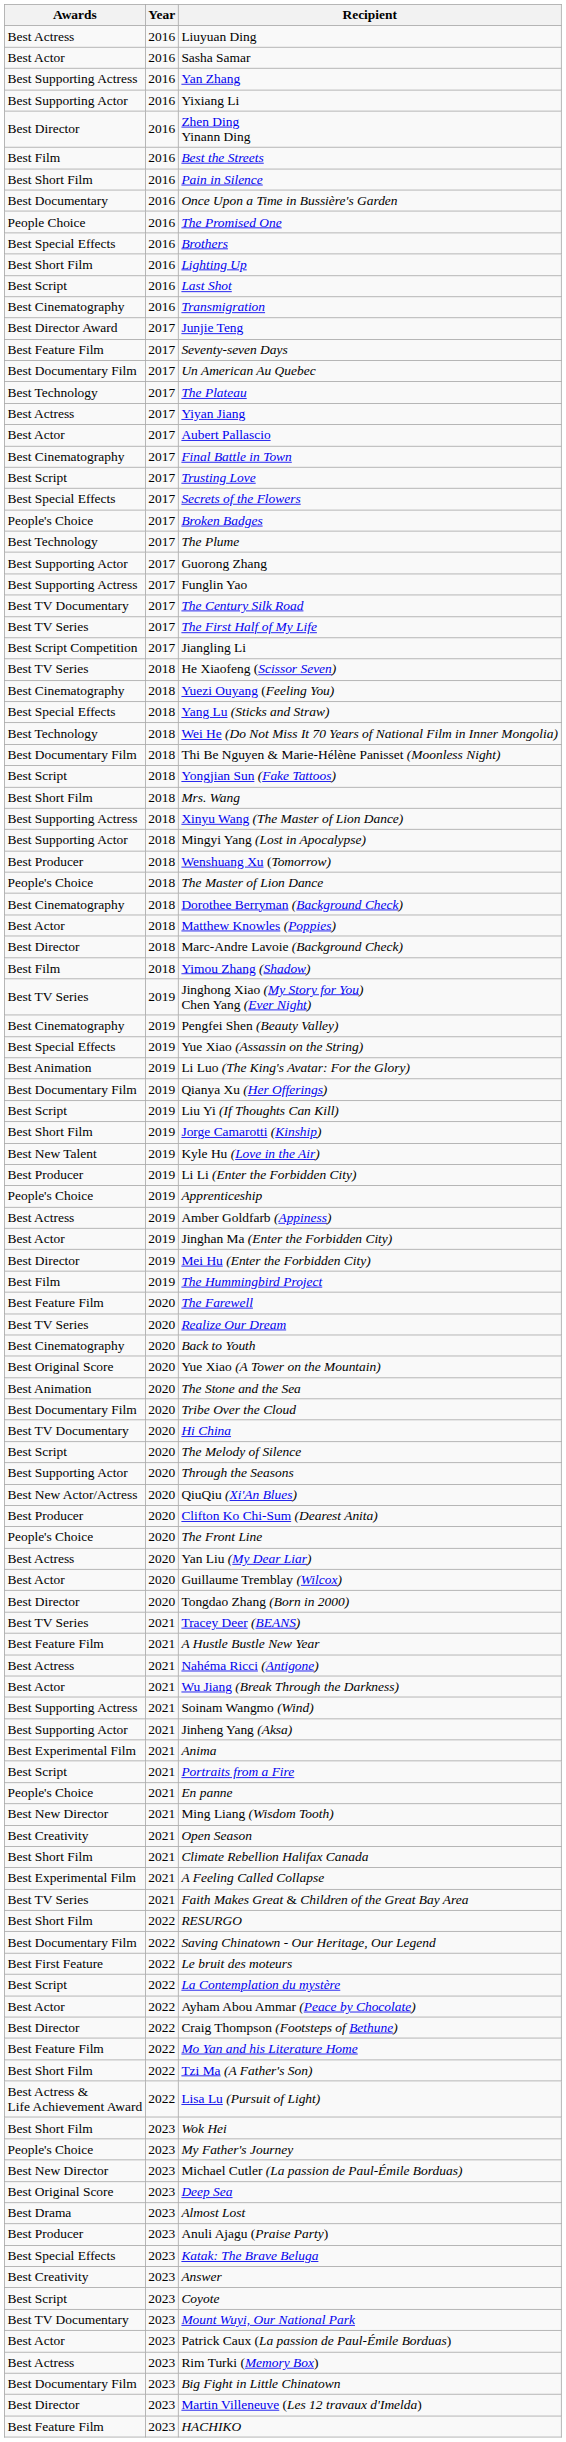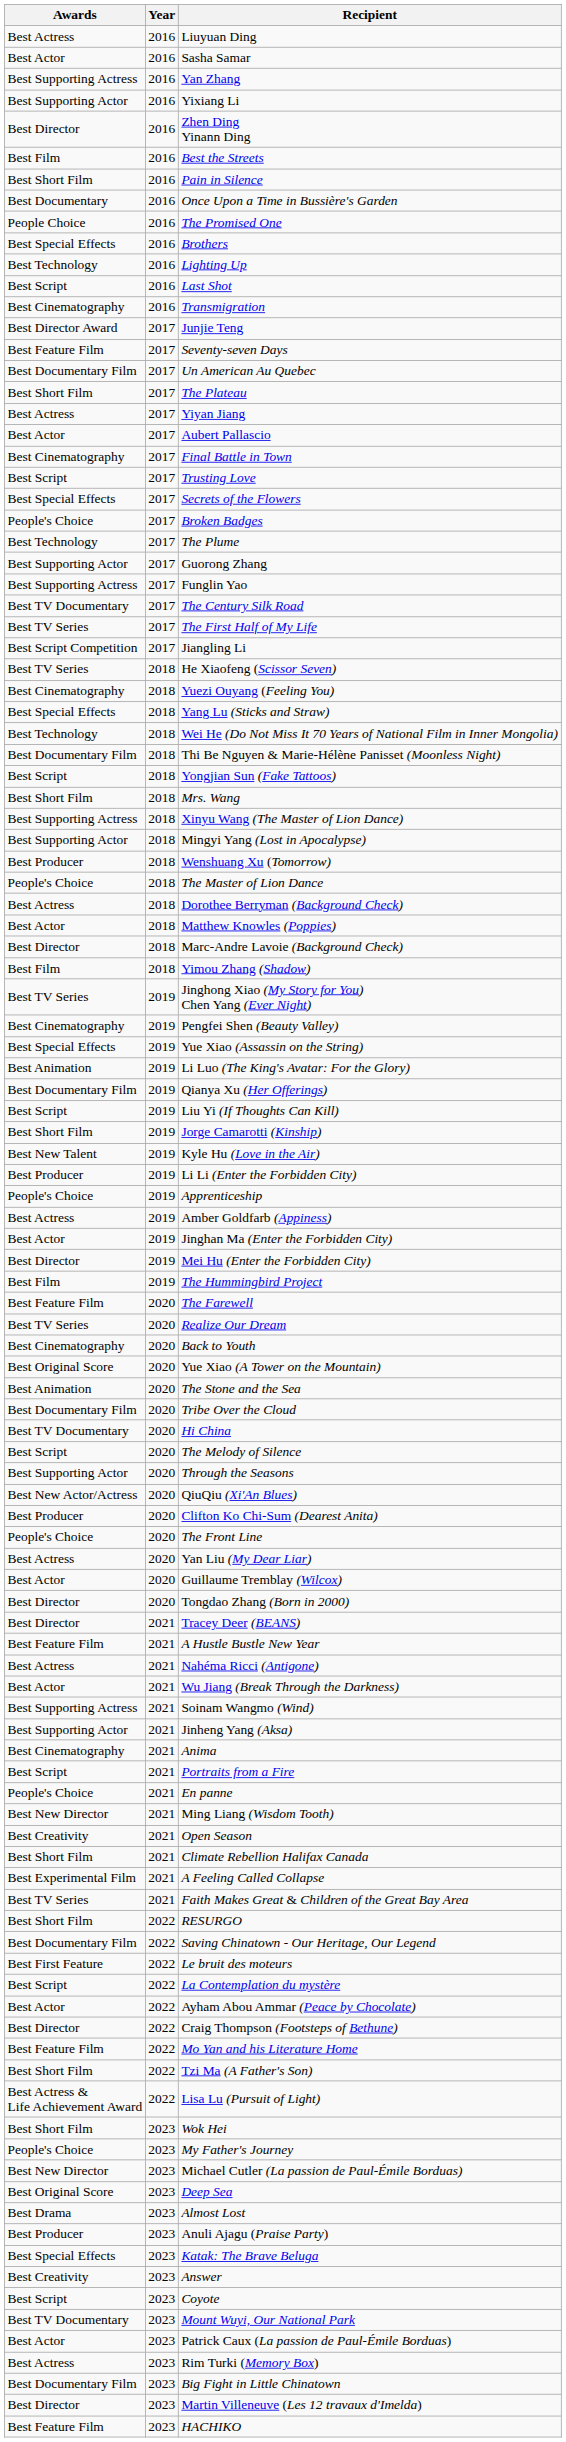(50, 264) Best Short Film -> (53, 264) Best Technology
(53, 392) Best Technology -> (50, 392) Best Short Film
(66, 904) Best Cinematography -> (41, 904) Best Actress
(48, 1622) Best TV Series -> (44, 1622) Best Director
(72, 1750) Best Experimental Film -> (66, 1750) Best Cinematography
